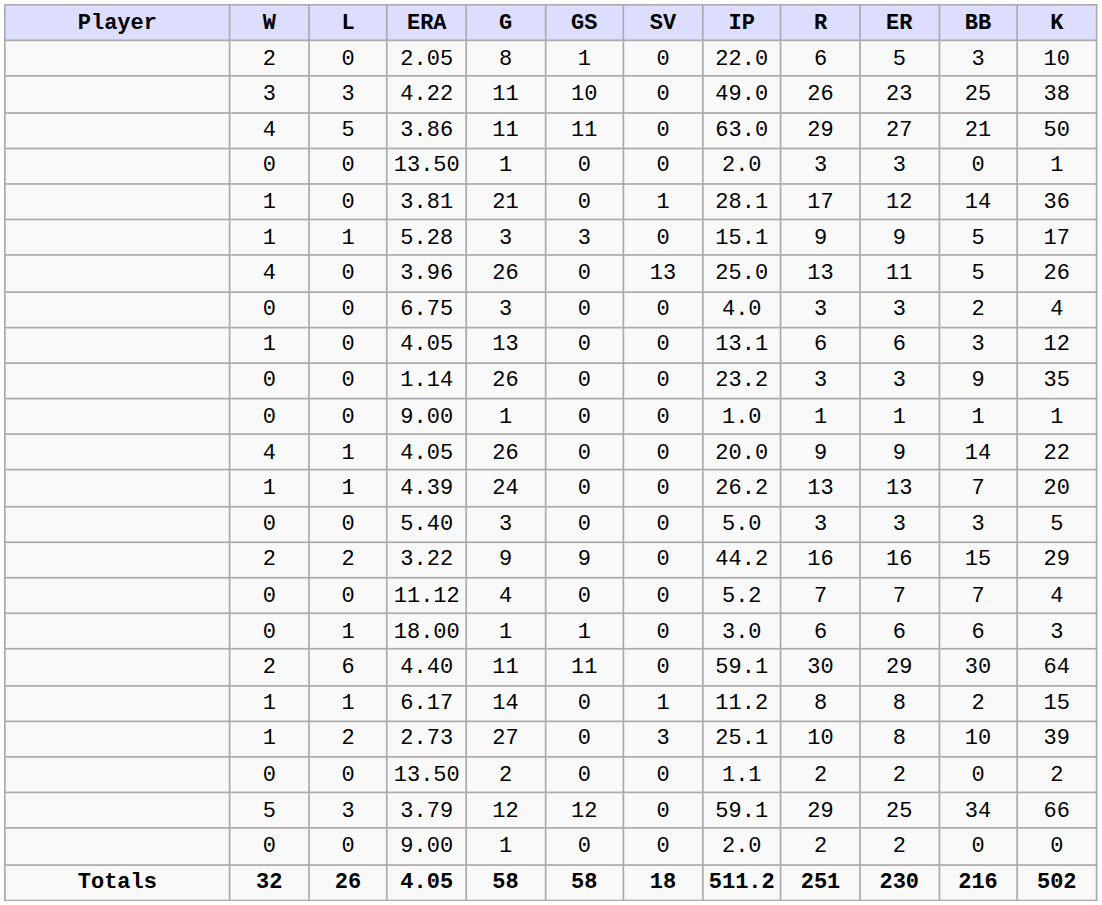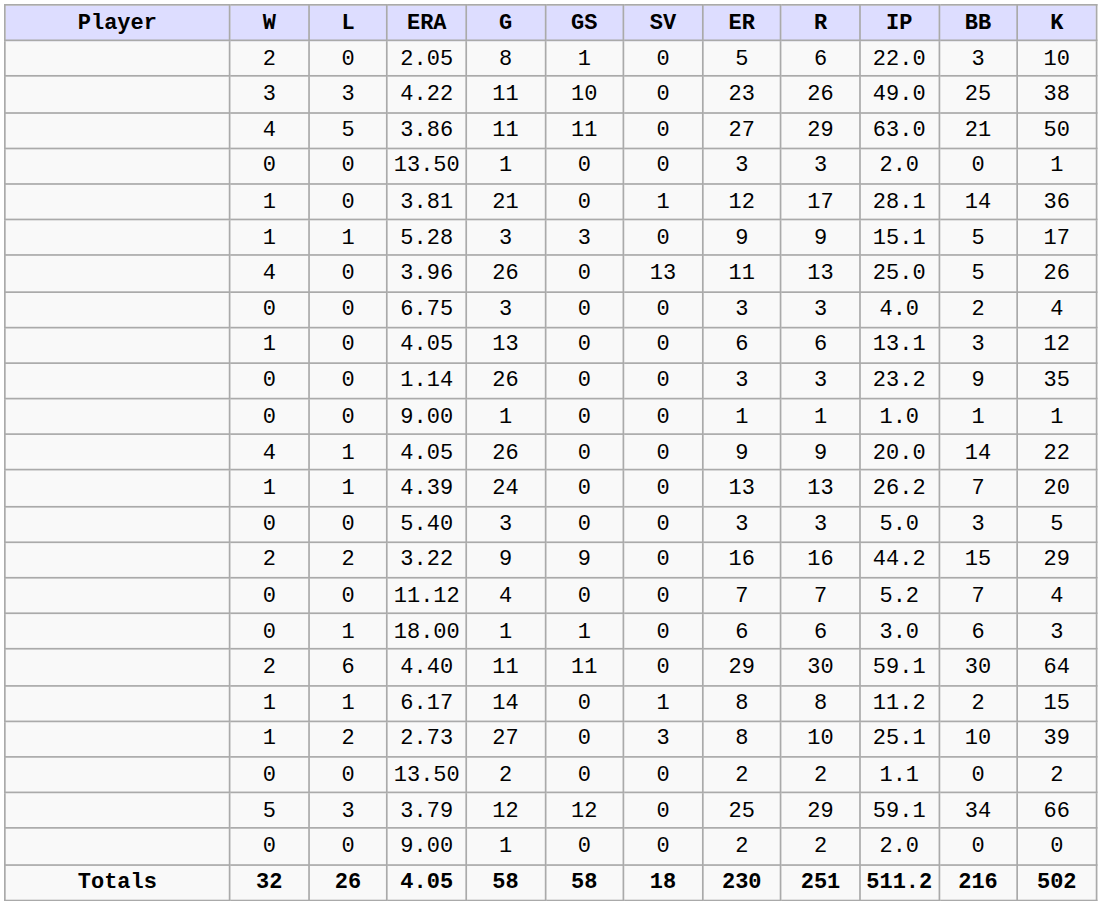columns swapped: (742, 23) <-> (899, 23)
